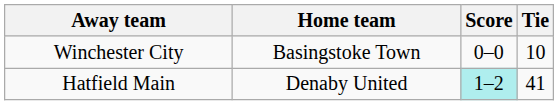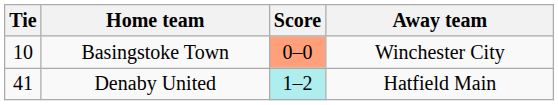columns swapped: (536, 20) <-> (119, 20)
(489, 52) no background -> (298, 52) lightsalmon background
